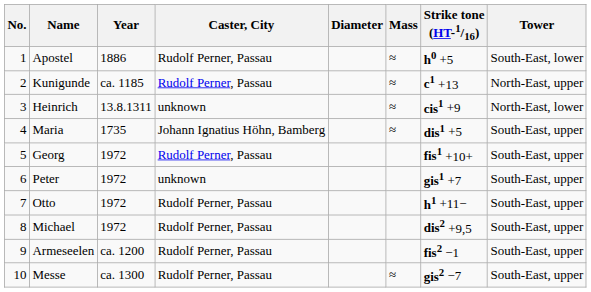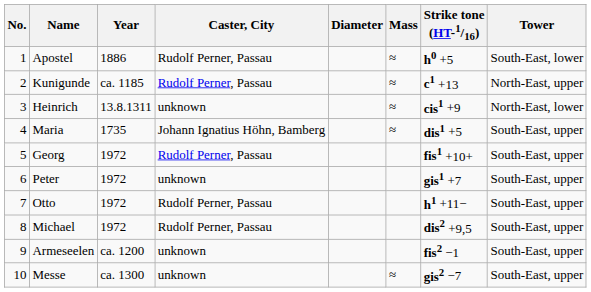(215, 251) Rudolf Perner, Passau -> (182, 251) unknown
(215, 275) Rudolf Perner, Passau -> (182, 275) unknown
